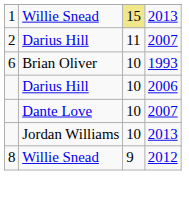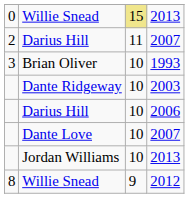(12, 16) 1 -> (12, 16) 0
(12, 63) 6 -> (12, 63) 3
+ row: (72, 87)
